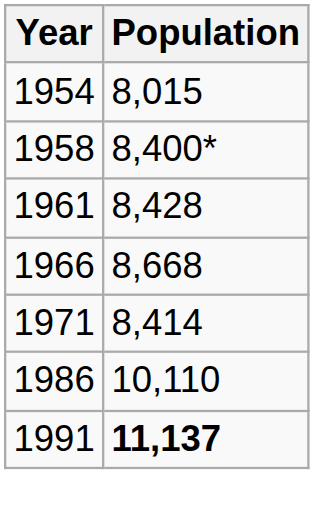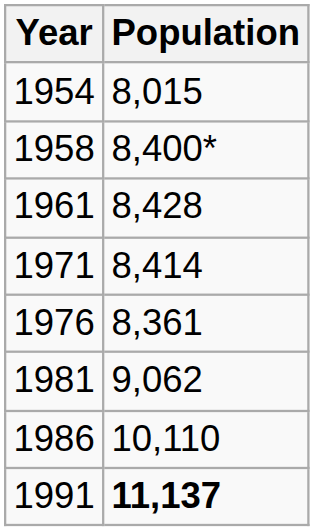- row: (54, 264)
+ row: (54, 322)
+ row: (54, 380)
